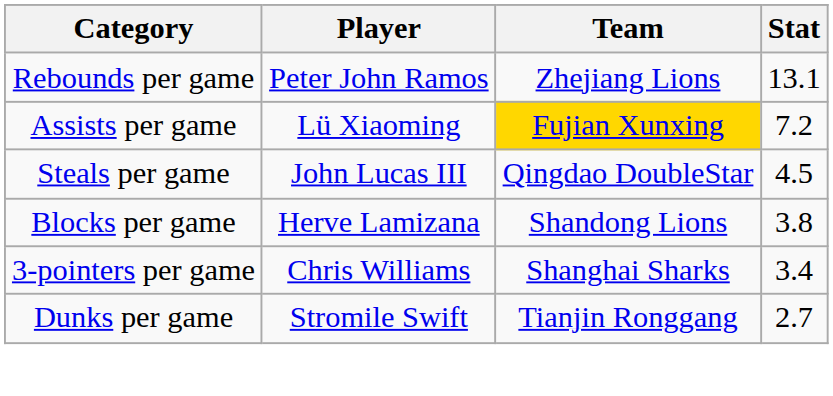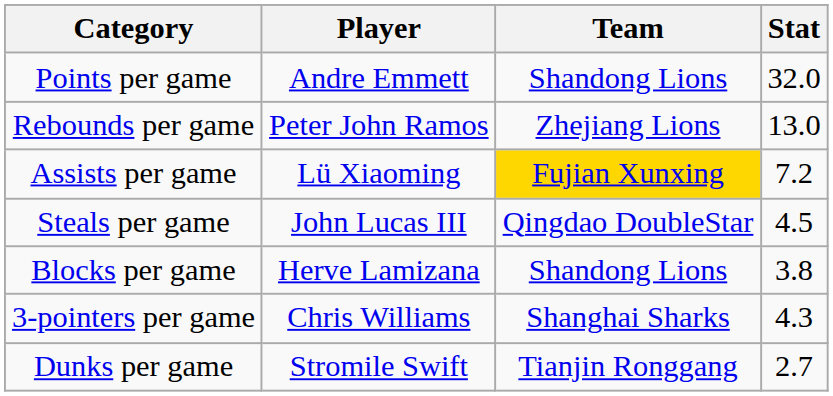+ row: (133, 76)
(794, 76) 13.1 -> (794, 125) 13.0
(794, 269) 3.4 -> (794, 317) 4.3
